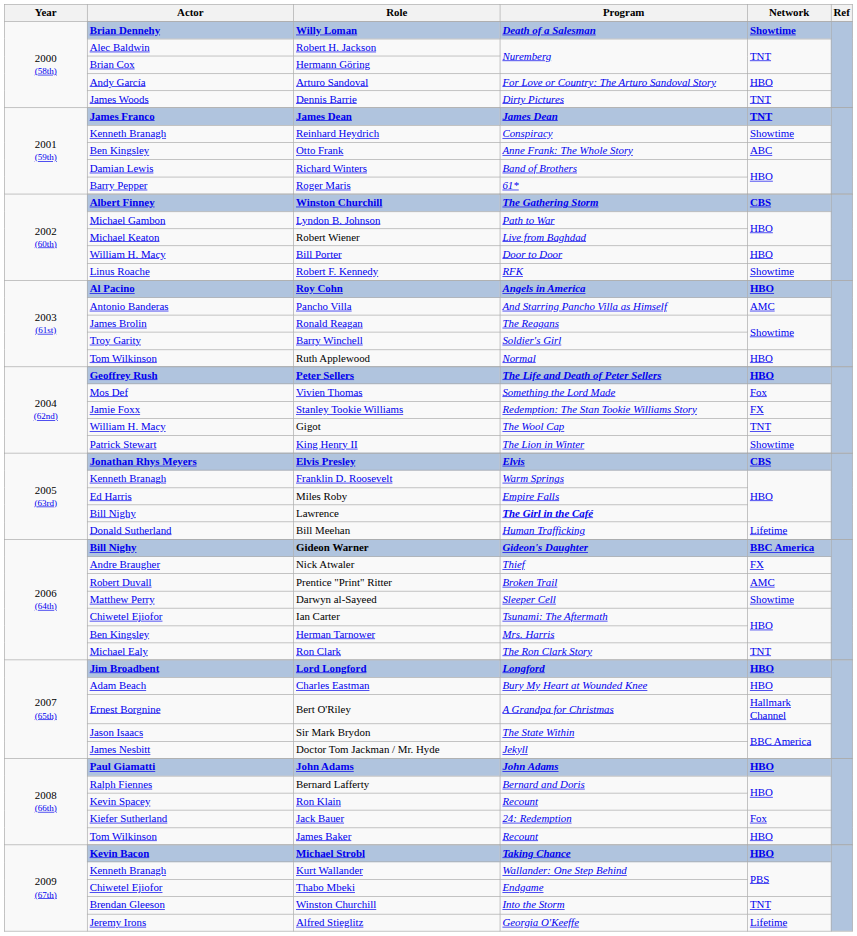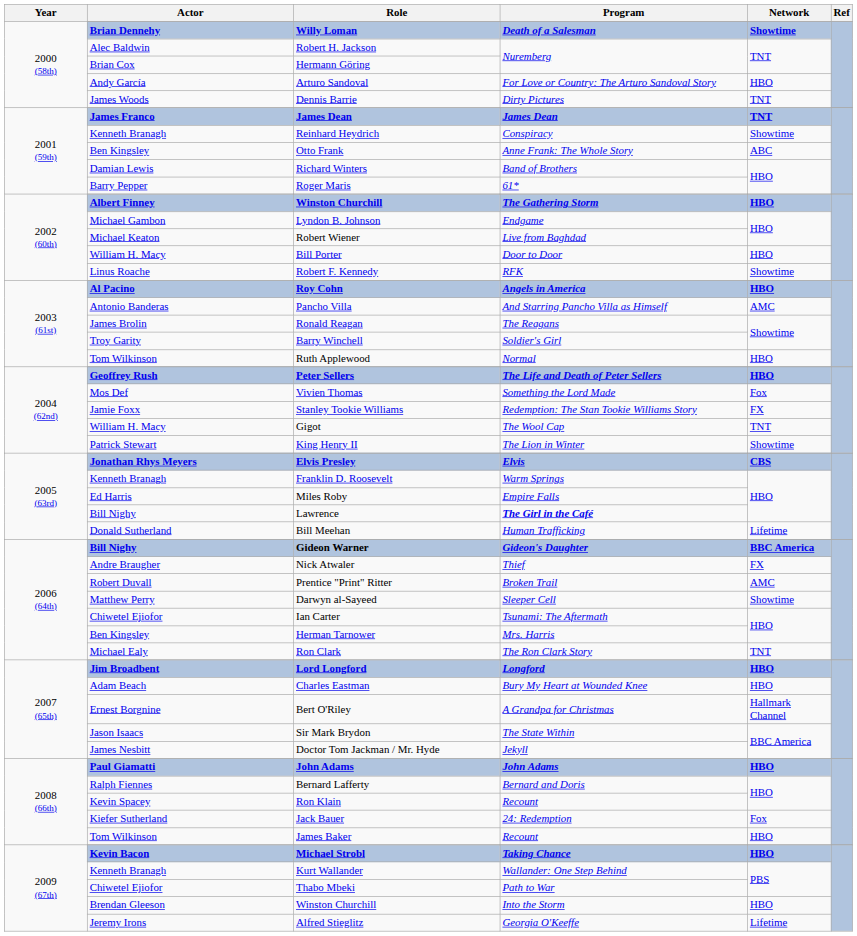(760, 202) CBS -> (762, 202) HBO
(529, 220) Path to War -> (523, 220) Endgame
(523, 888) Endgame -> (529, 888) Path to War
(760, 905) TNT -> (761, 905) HBO
